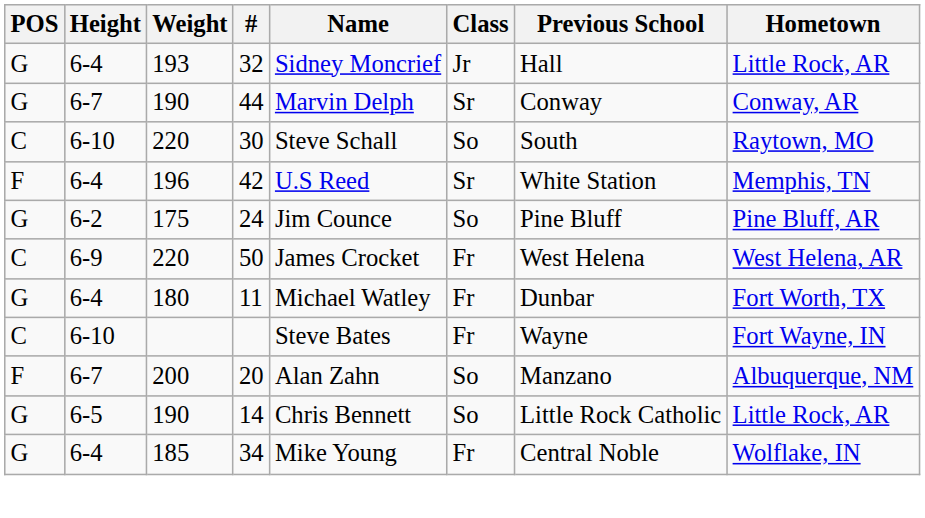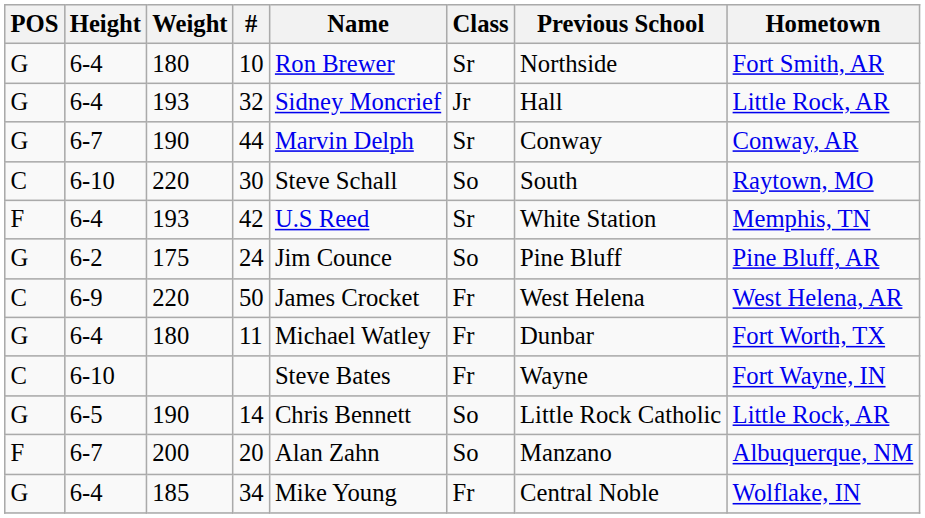+ row: (251, 63)
(171, 180) 196 -> (171, 219) 193
rows swapped: (251, 414) <-> (251, 375)
